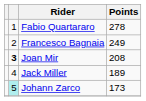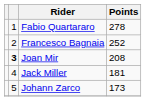(117, 42) 249 -> (117, 42) 252
(117, 72) 189 -> (117, 72) 181
(14, 88) paleturquoise background -> (14, 88) no background
